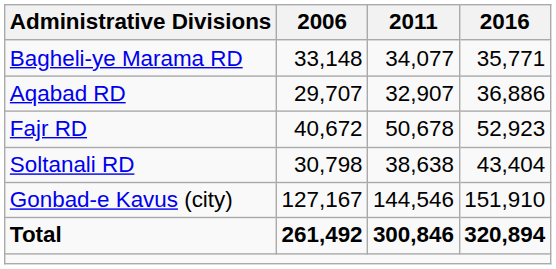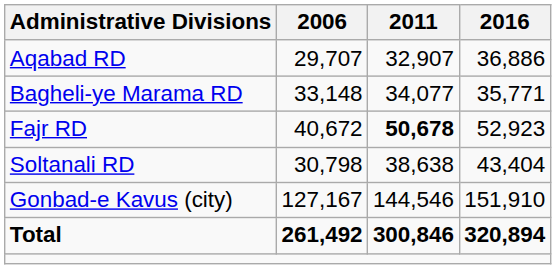rows swapped: (68, 93) <-> (126, 57)
(420, 128) normal -> (420, 128) bold
